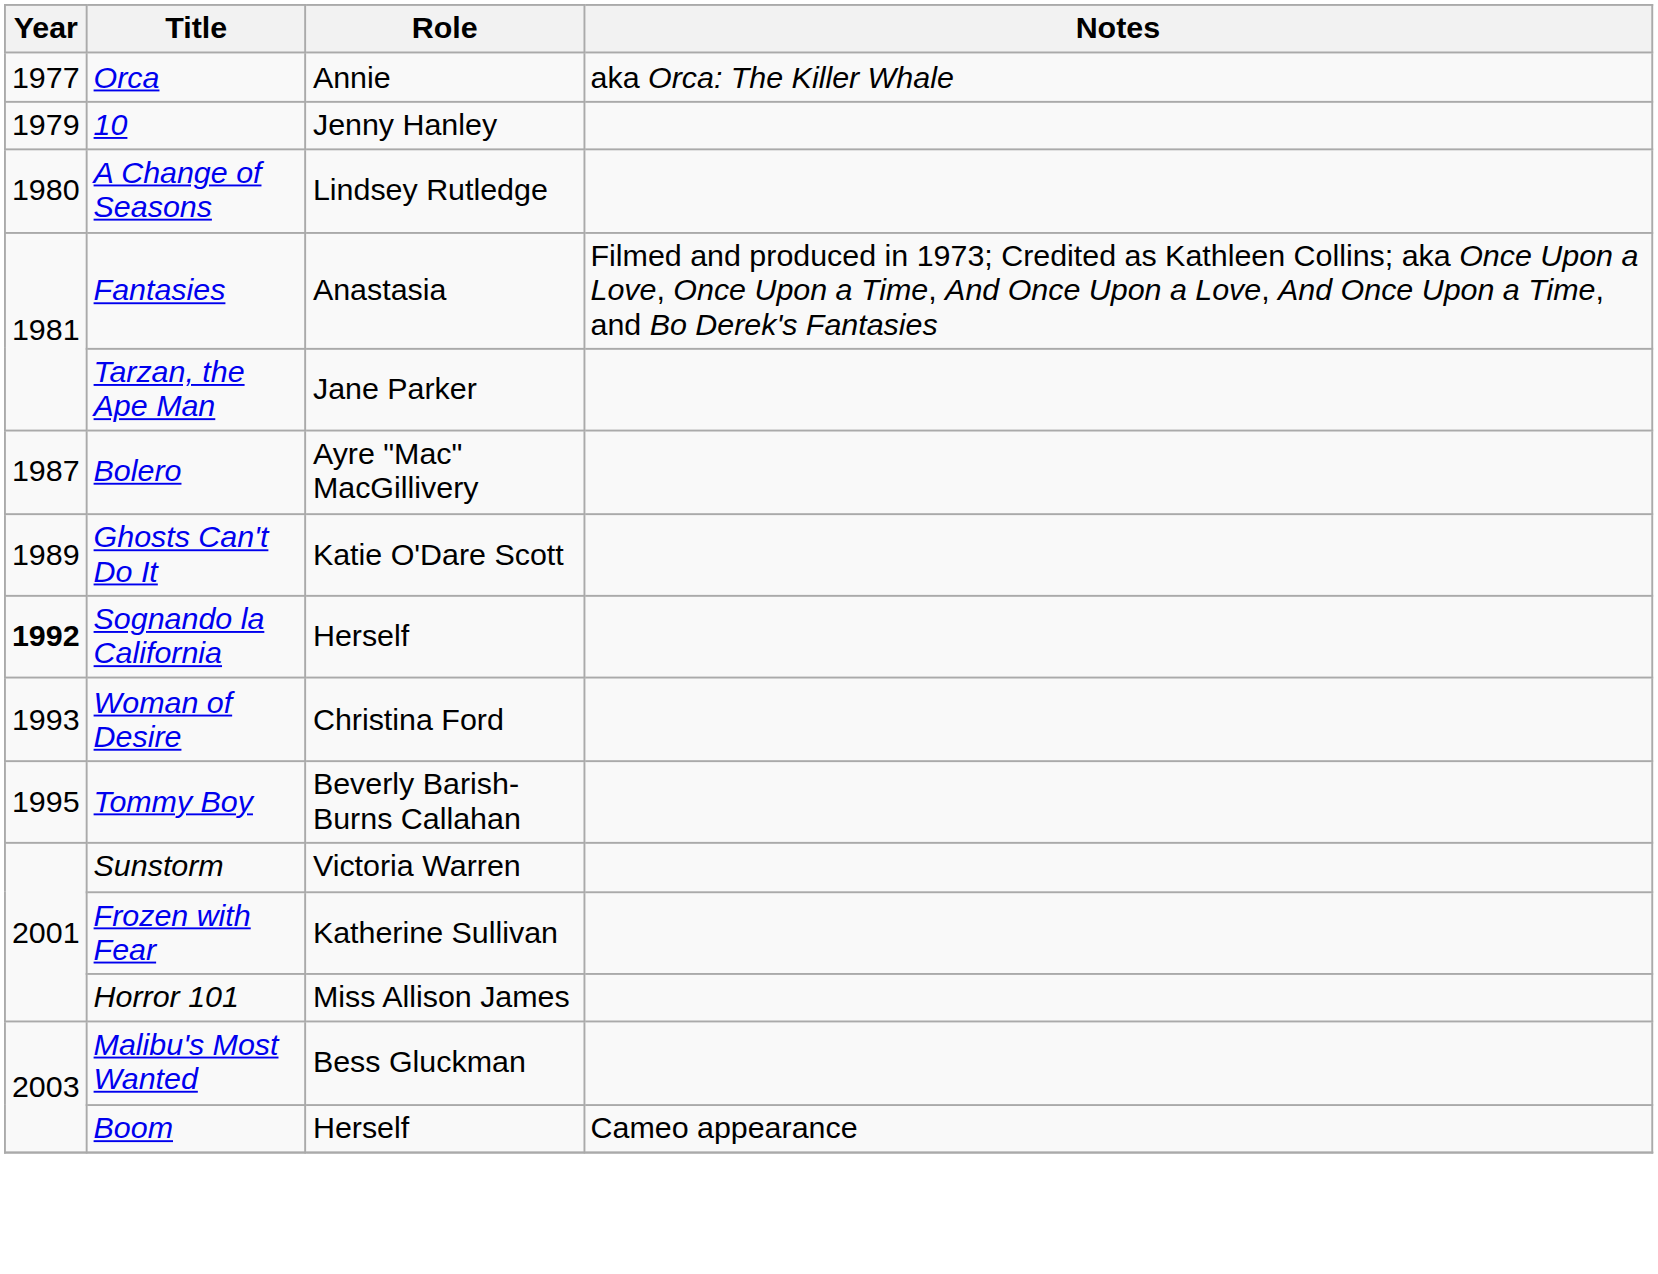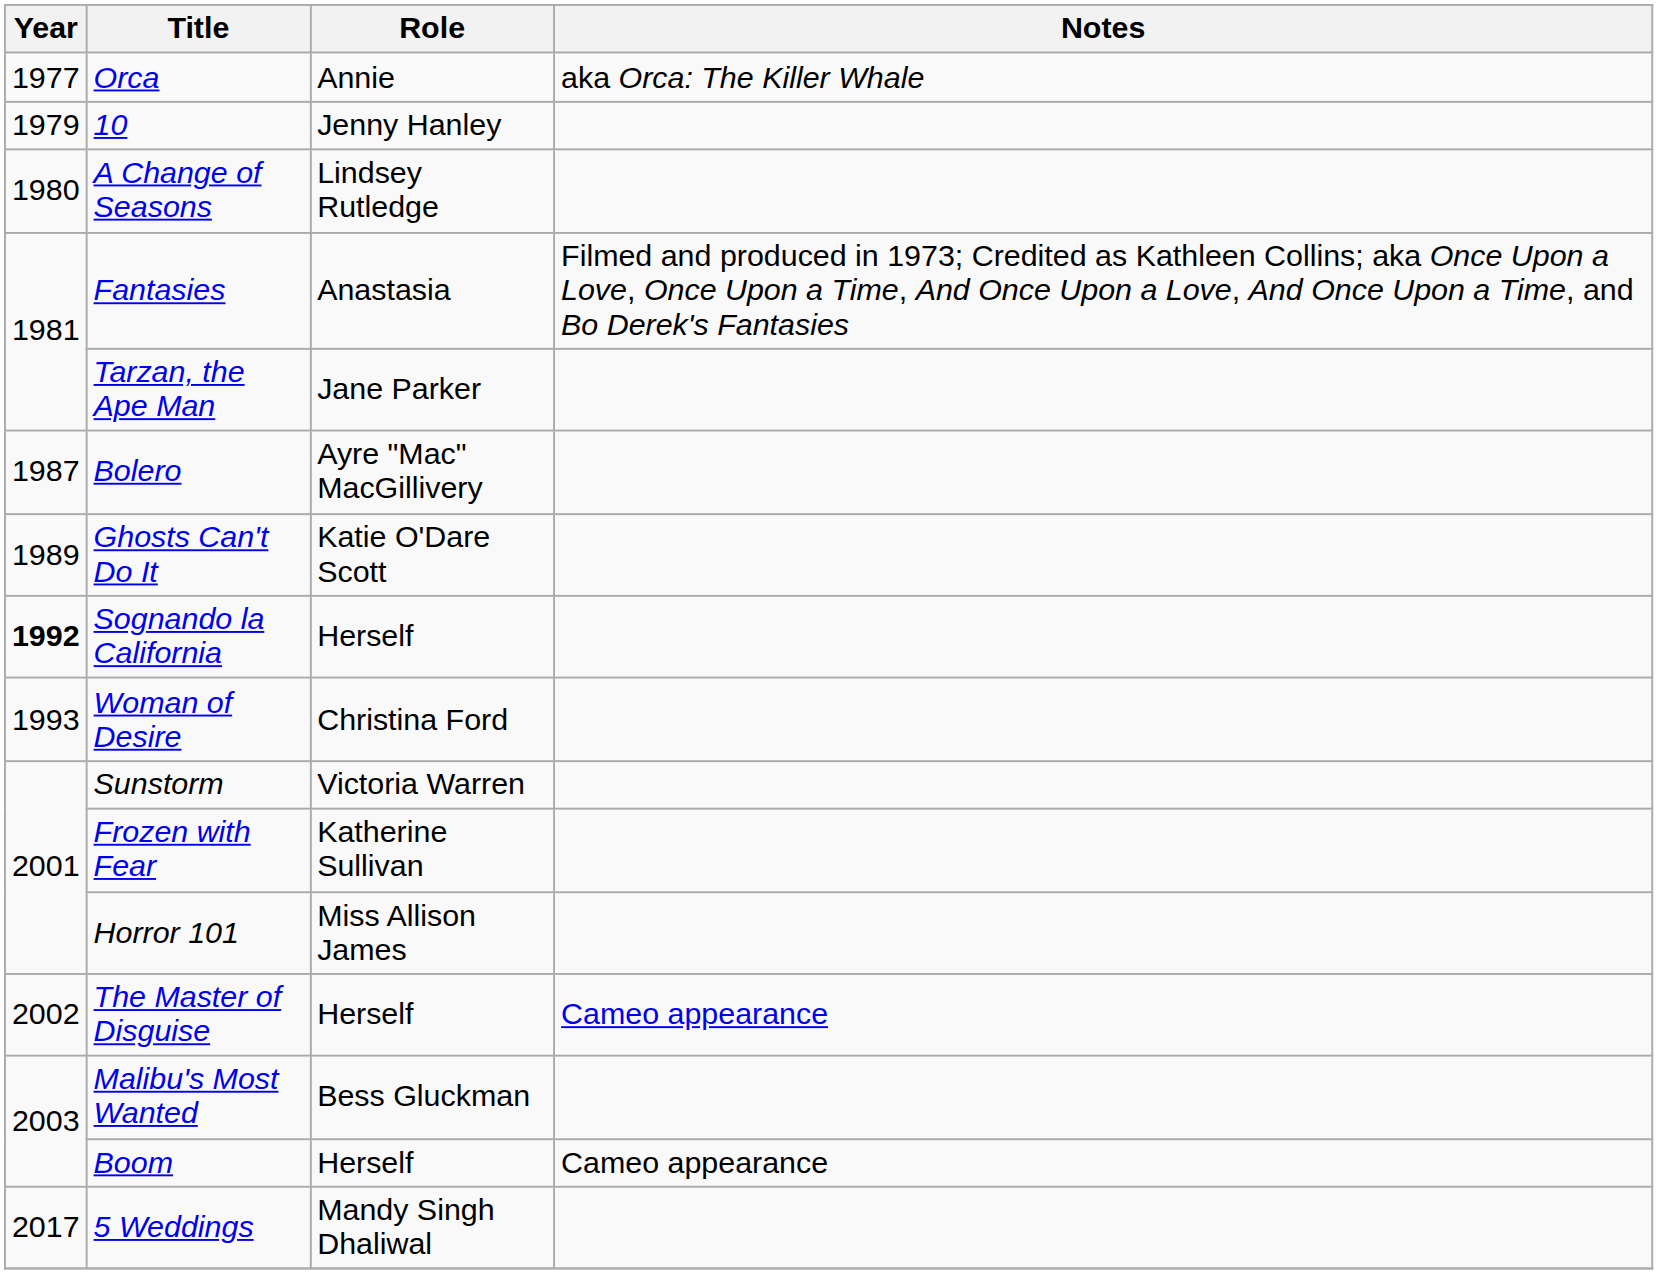- row: (173, 801)
+ row: (187, 1014)
+ row: (174, 1227)
